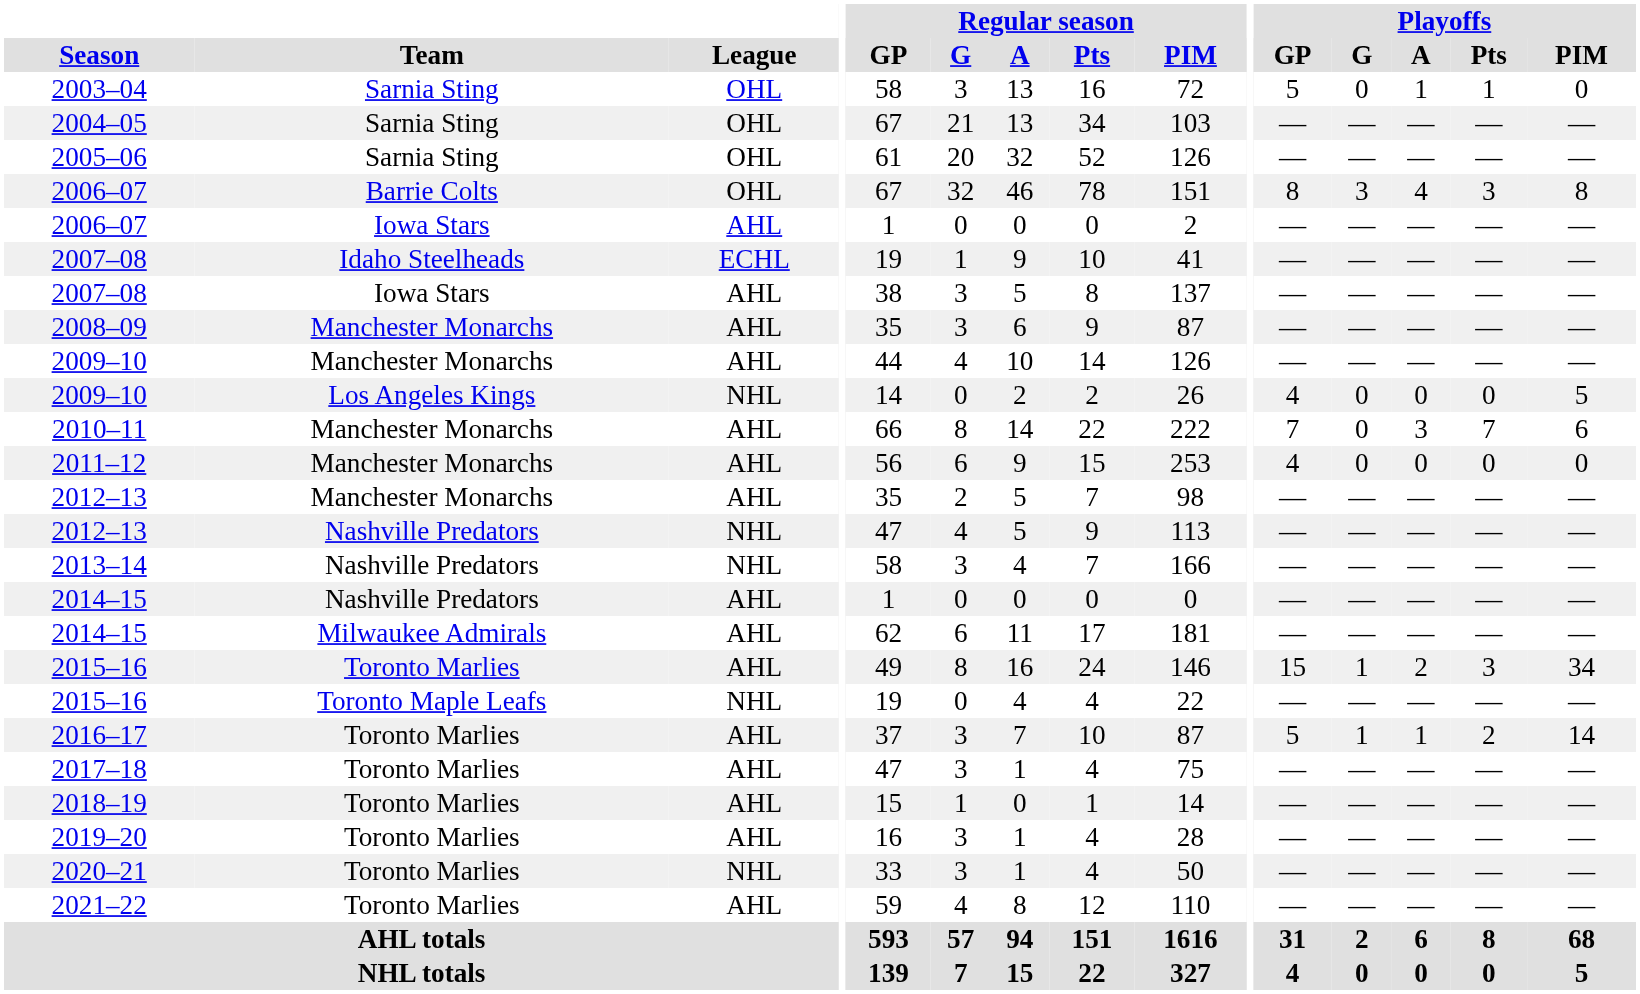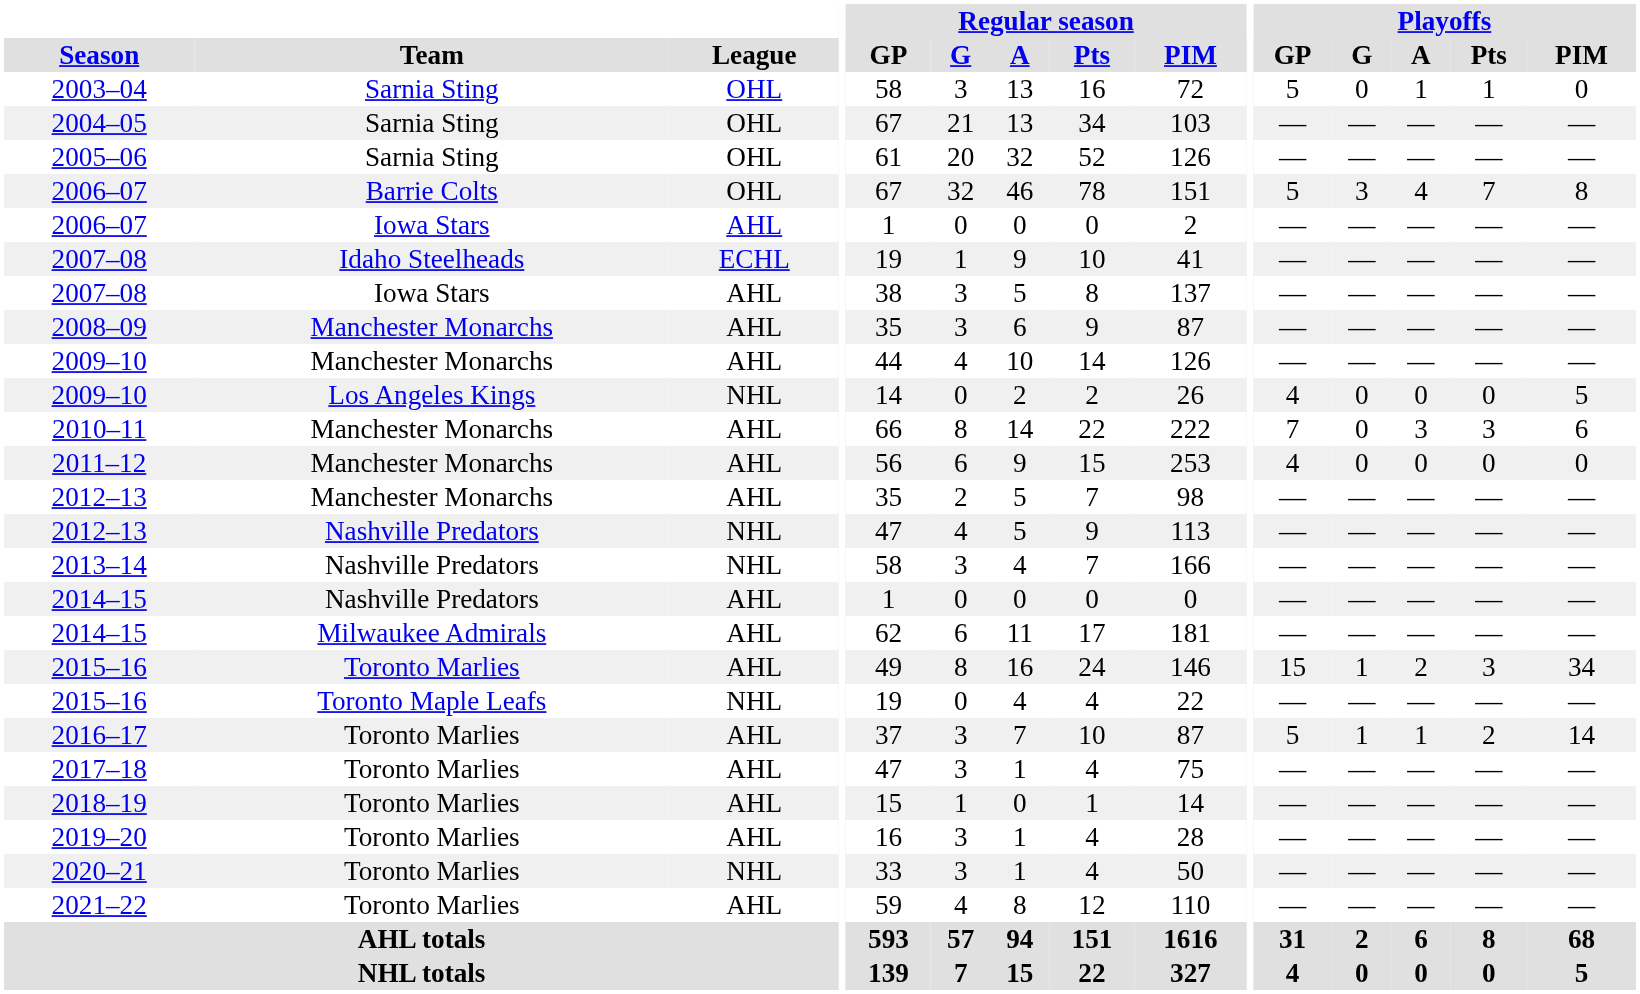(1293, 190) 8 -> (1293, 190) 5
(1489, 190) 3 -> (1489, 190) 7
(1489, 428) 7 -> (1489, 428) 3
